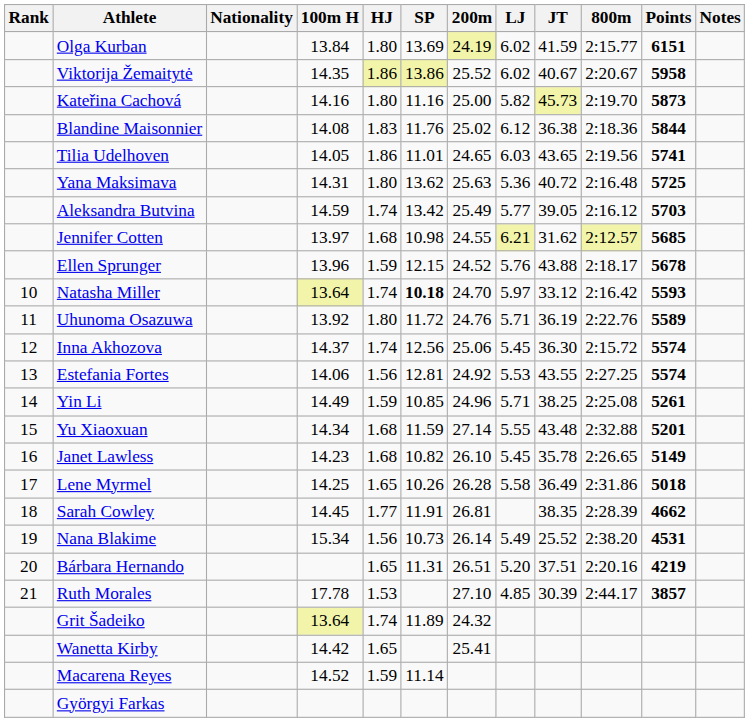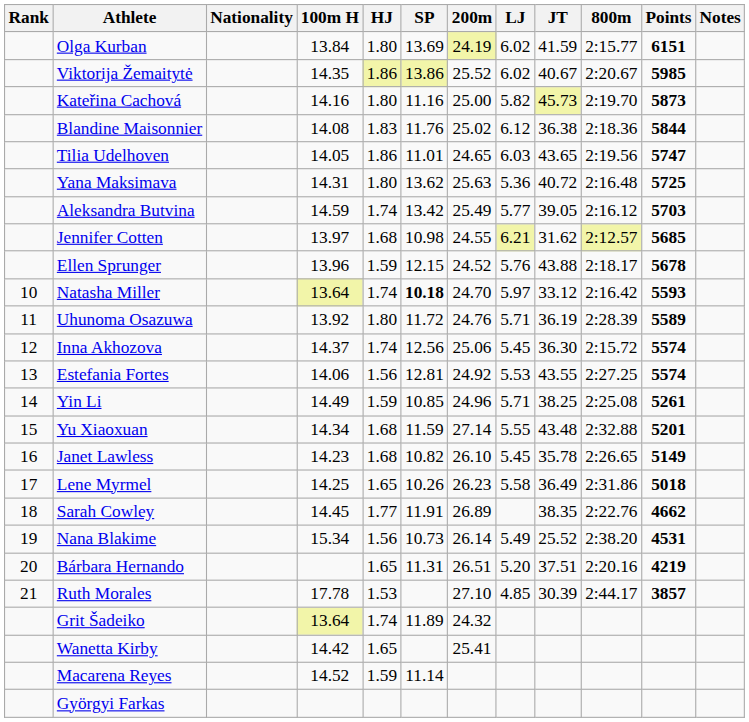(669, 73) 5958 -> (669, 73) 5985
(669, 155) 5741 -> (669, 155) 5747
(611, 319) 2:22.76 -> (611, 319) 2:28.39
(472, 484) 26.28 -> (472, 484) 26.23
(472, 511) 26.81 -> (472, 511) 26.89
(611, 511) 2:28.39 -> (611, 511) 2:22.76
